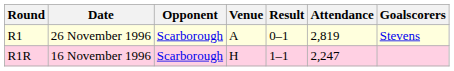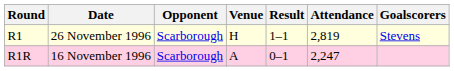(234, 35) A -> (234, 35) H
(279, 35) 0–1 -> (279, 35) 1–1
(234, 55) H -> (234, 55) A
(279, 55) 1–1 -> (279, 55) 0–1
